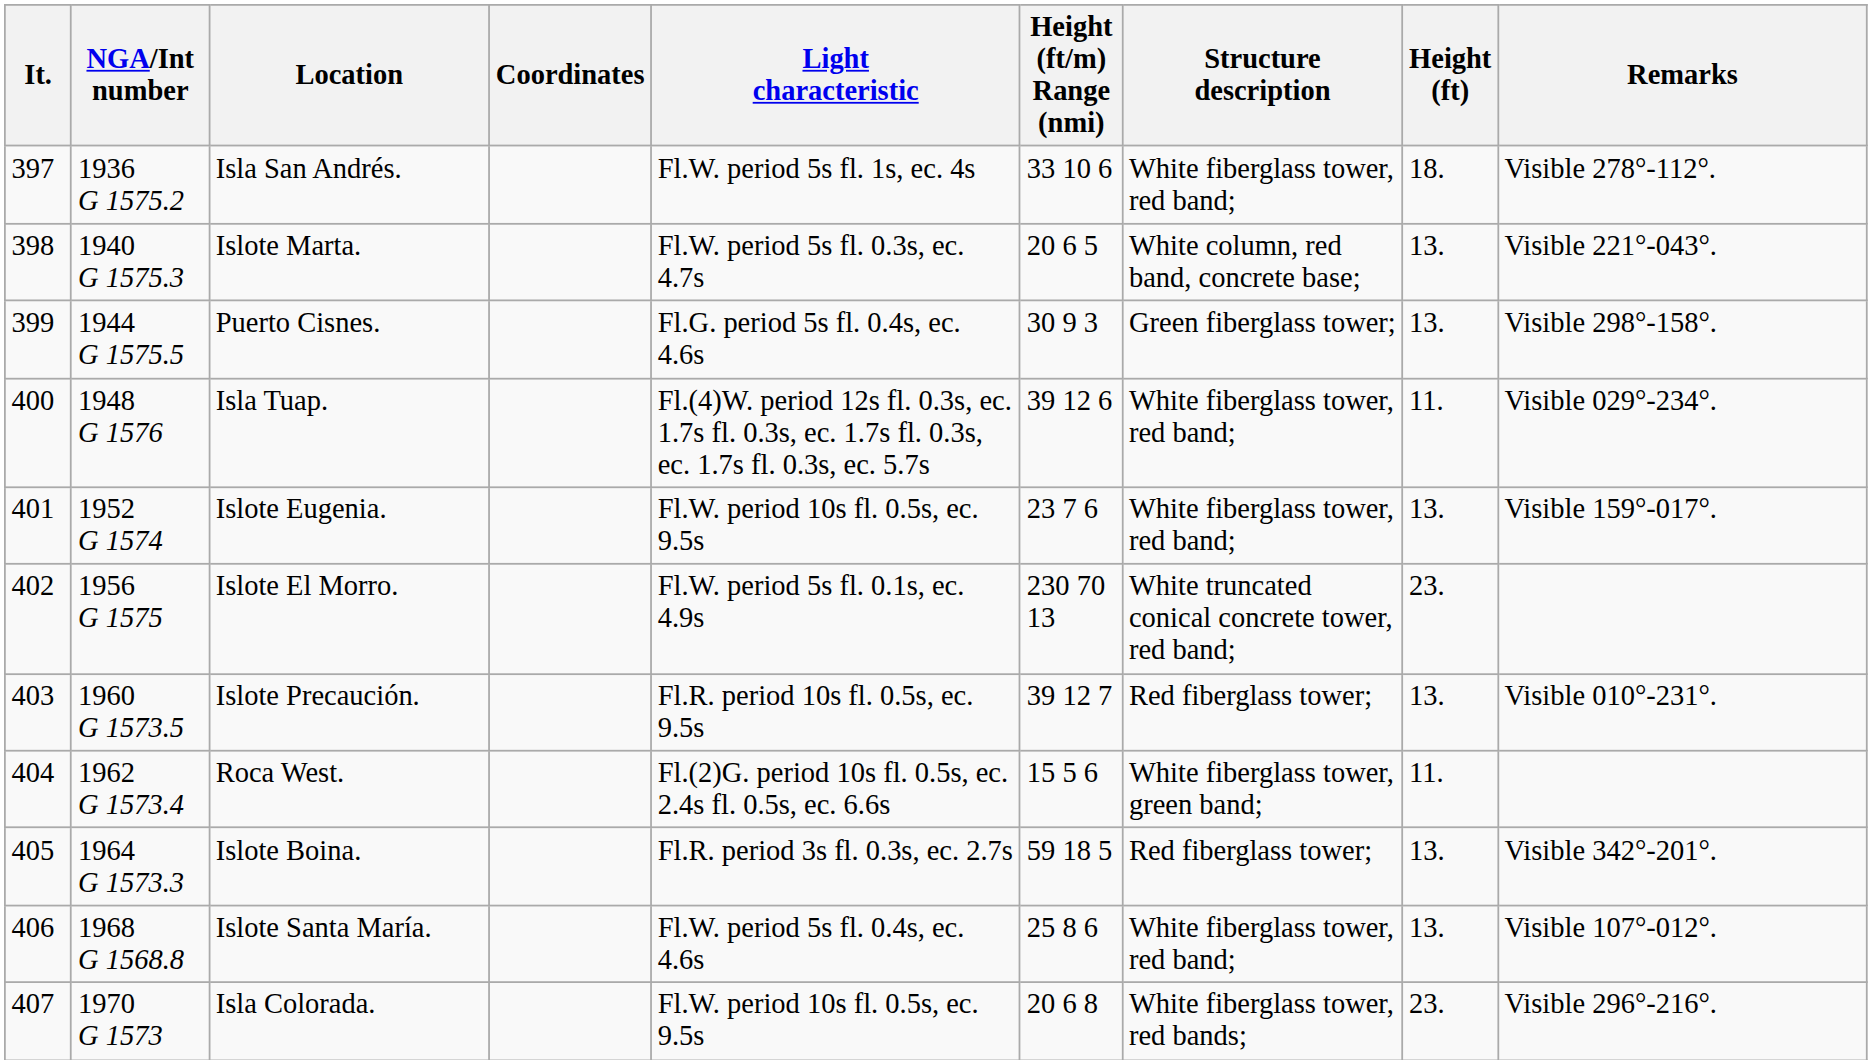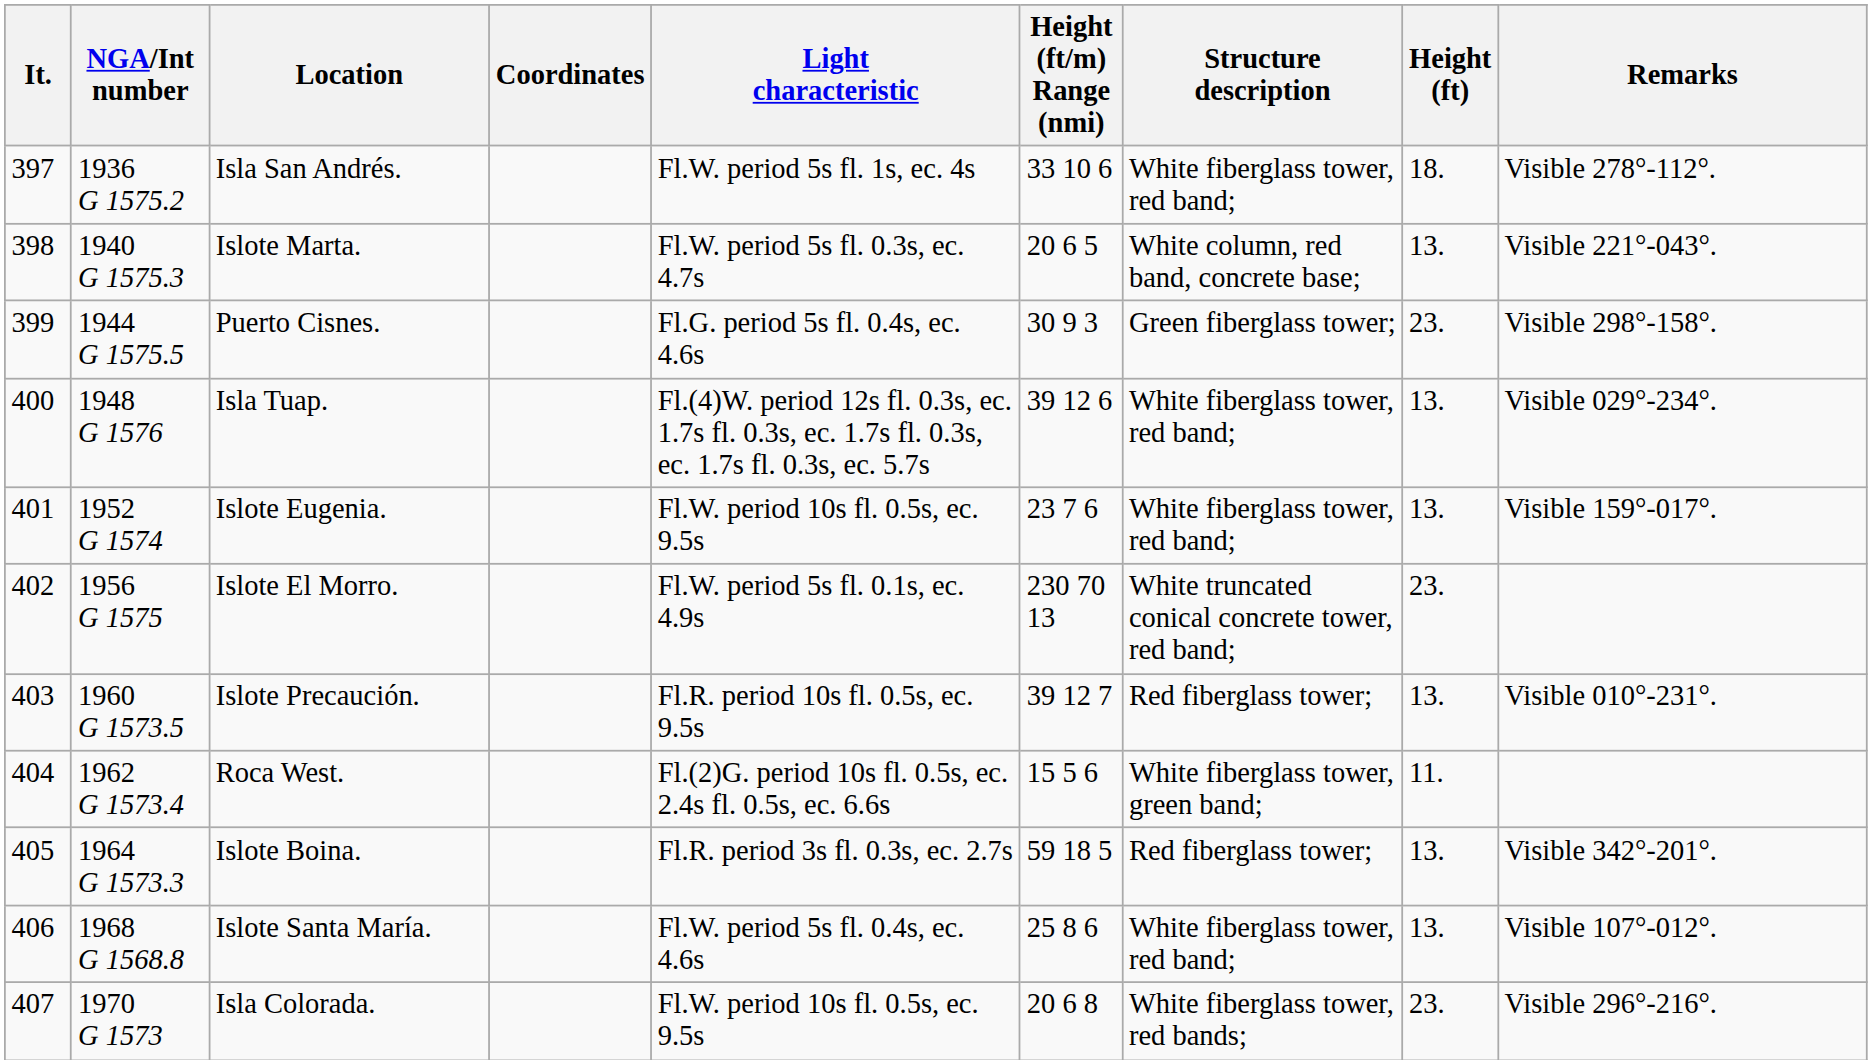(1427, 322) 13. -> (1427, 322) 23.
(1426, 399) 11. -> (1427, 399) 13.
